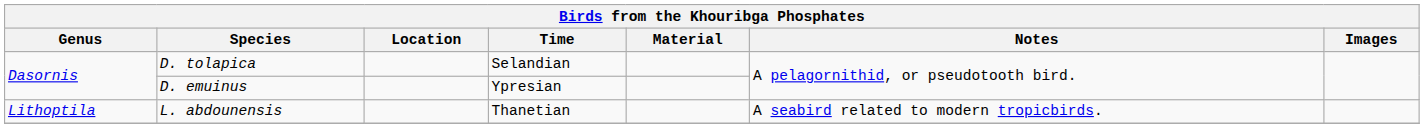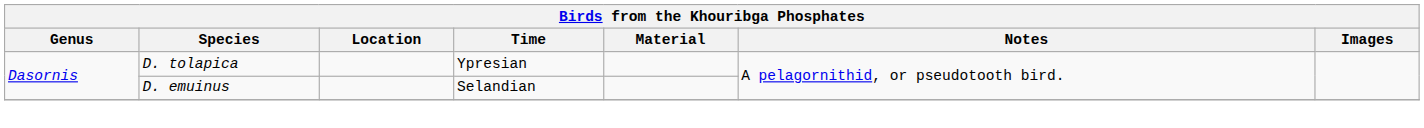(531, 64) Selandian -> (492, 64) Ypresian
(527, 88) Ypresian -> (496, 88) Selandian
- row: (221, 111)
